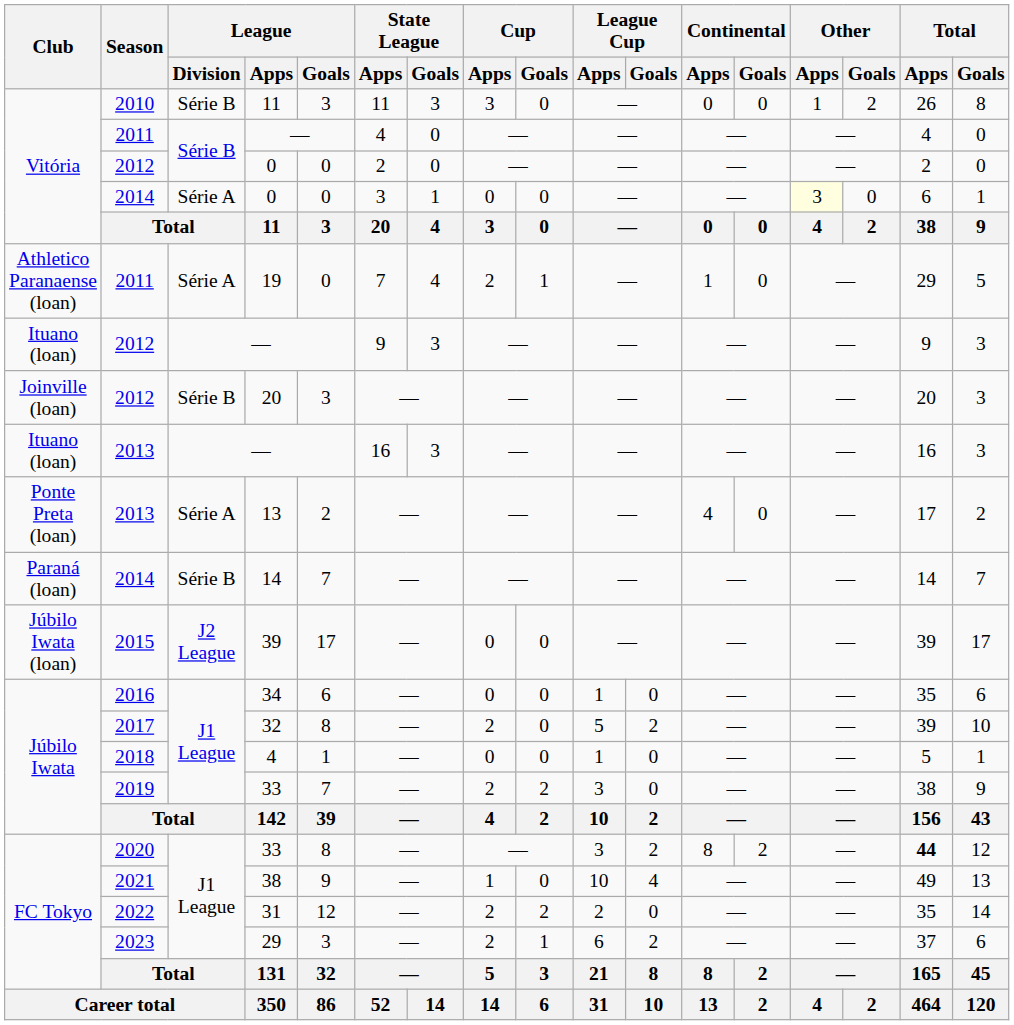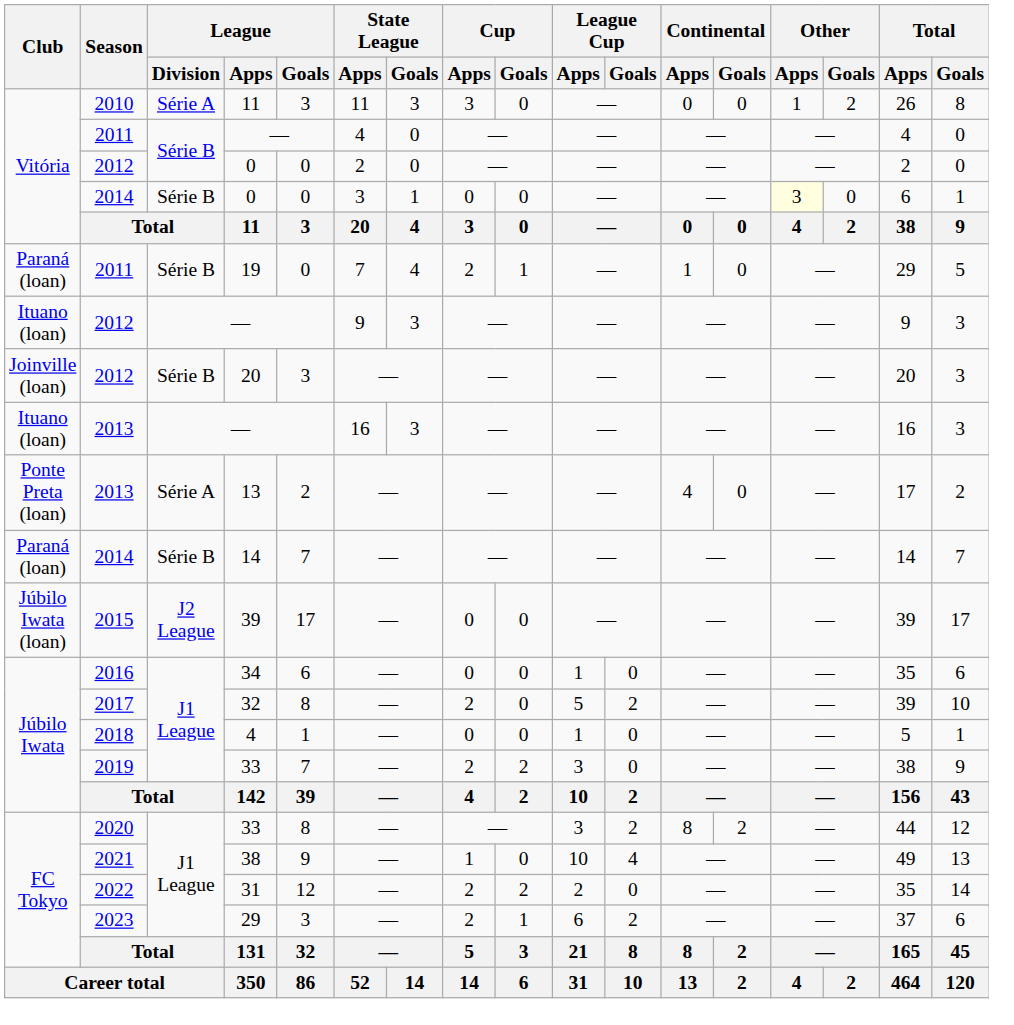(207, 103) Série B -> (186, 103) Série A
(207, 196) Série A -> (186, 196) Série B
(53, 280) Athletico Paranaense (loan) -> (43, 269) Paraná (loan)
(207, 280) Série A -> (186, 269) Série B
(926, 849) bold -> (906, 827) normal
